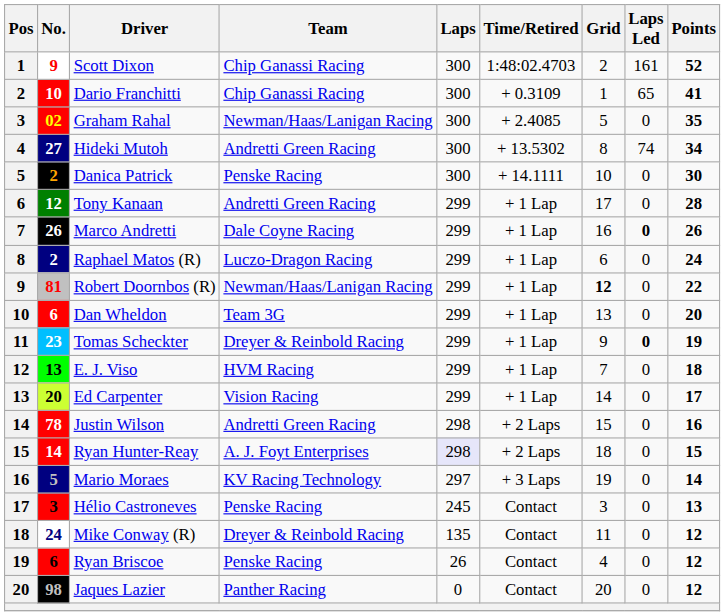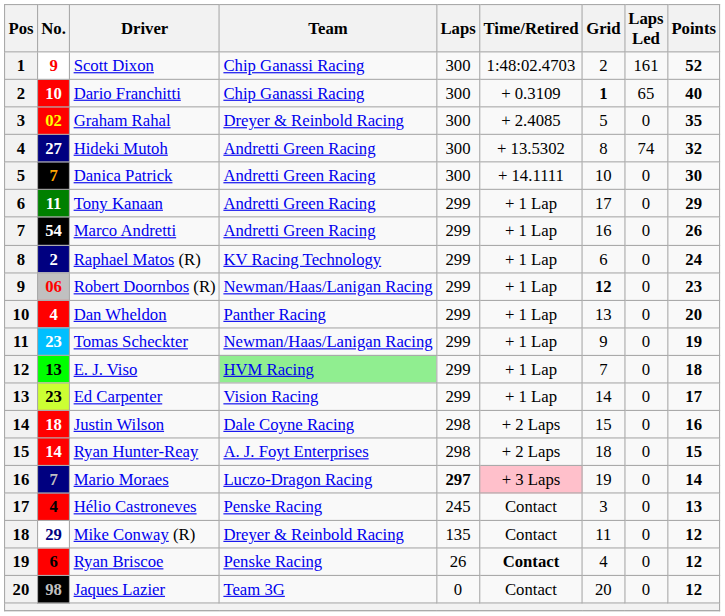(603, 93) normal -> (603, 93) bold
(694, 93) 41 -> (694, 93) 40
(328, 120) Newman/Haas/Lanigan Racing -> (314, 120) Dreyer & Reinbold Racing
(694, 148) 34 -> (694, 148) 32
(54, 176) 2 -> (54, 176) 7
(273, 176) Penske Racing -> (299, 176) Andretti Green Racing
(54, 203) 12 -> (54, 203) 11
(694, 203) 28 -> (694, 203) 29
(54, 231) 26 -> (54, 231) 54
(289, 231) Dale Coyne Racing -> (299, 231) Andretti Green Racing
(646, 231) bold -> (646, 231) normal
(298, 258) Luczo-Dragon Racing -> (302, 258) KV Racing Technology
(54, 286) 81 -> (54, 286) 06
(694, 286) 22 -> (694, 286) 23
(54, 313) 6 -> (54, 313) 4
(254, 313) Team 3G -> (275, 313) Panther Racing
(314, 341) Dreyer & Reinbold Racing -> (328, 341) Newman/Haas/Lanigan Racing
(646, 341) bold -> (646, 341) normal
(269, 369) no background -> (269, 369) lightgreen background
(54, 396) 20 -> (54, 396) 23
(54, 424) 78 -> (54, 424) 18
(299, 424) Andretti Green Racing -> (289, 424) Dale Coyne Racing
(458, 451) lavender background -> (458, 451) no background
(54, 479) 5 -> (54, 479) 7
(302, 479) KV Racing Technology -> (298, 479) Luczo-Dragon Racing
(458, 479) normal -> (458, 479) bold
(531, 479) no background -> (531, 479) pink background
(54, 506) 3 -> (54, 506) 4
(54, 534) 24 -> (54, 534) 29
(531, 562) normal -> (531, 562) bold
(275, 589) Panther Racing -> (254, 589) Team 3G
